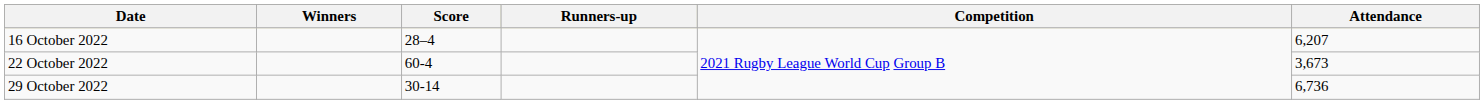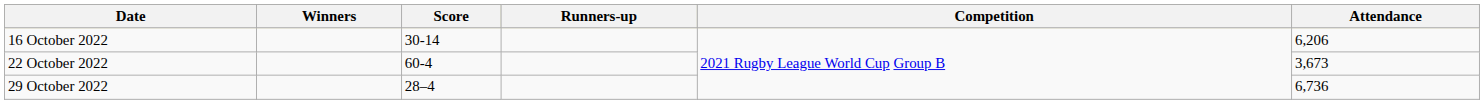(420, 39) 28–4 -> (422, 39) 30-14
(1312, 39) 6,207 -> (1312, 39) 6,206
(422, 87) 30-14 -> (420, 87) 28–4
